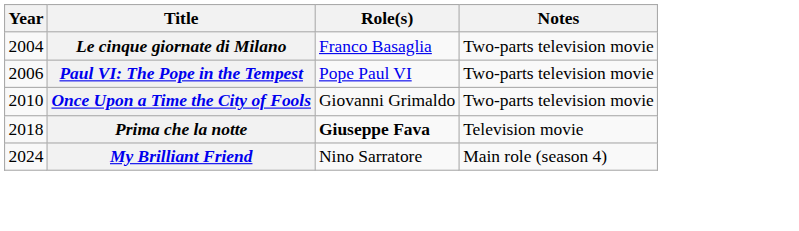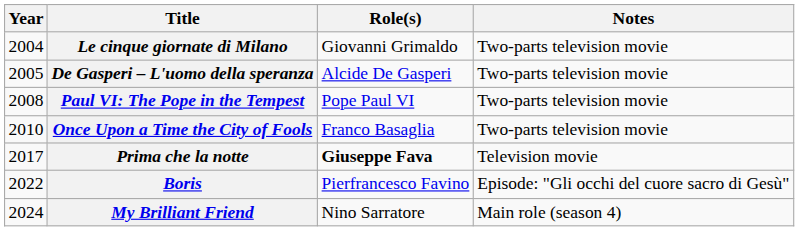(375, 45) Franco Basaglia -> (390, 45) Giovanni Grimaldo
+ row: (183, 73)
(26, 73) 2006 -> (26, 101) 2008
(387, 101) Giovanni Grimaldo -> (378, 128) Franco Basaglia
(26, 128) 2018 -> (26, 156) 2017
+ row: (183, 184)
